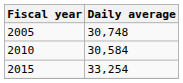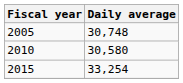(108, 51) 30,584 -> (108, 51) 30,580
